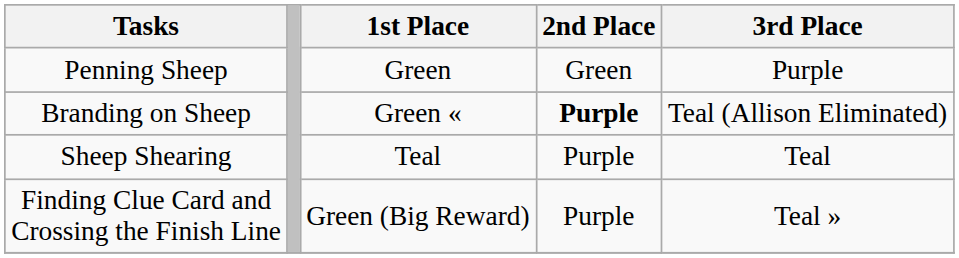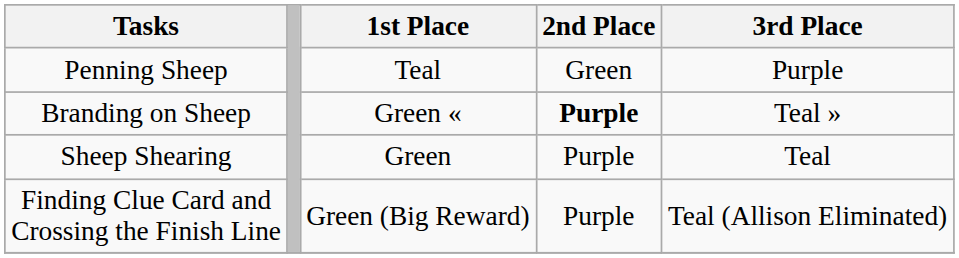(418, 69) Green -> (418, 69) Teal
(808, 112) Teal (Allison Eliminated) -> (808, 112) Teal »
(418, 156) Teal -> (418, 156) Green
(808, 215) Teal » -> (808, 215) Teal (Allison Eliminated)
